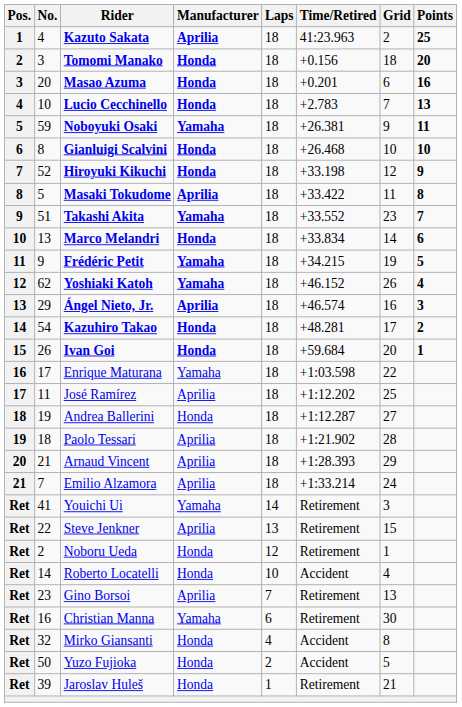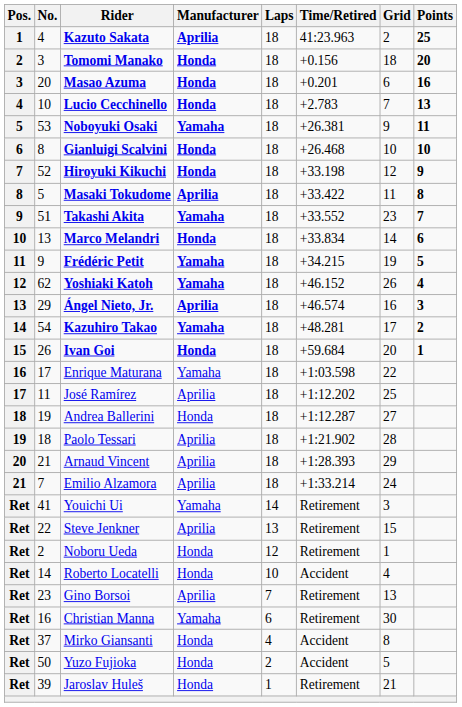(44, 127) 59 -> (44, 127) 53
(197, 328) Honda -> (201, 328) Yamaha
(44, 640) 32 -> (44, 640) 37
